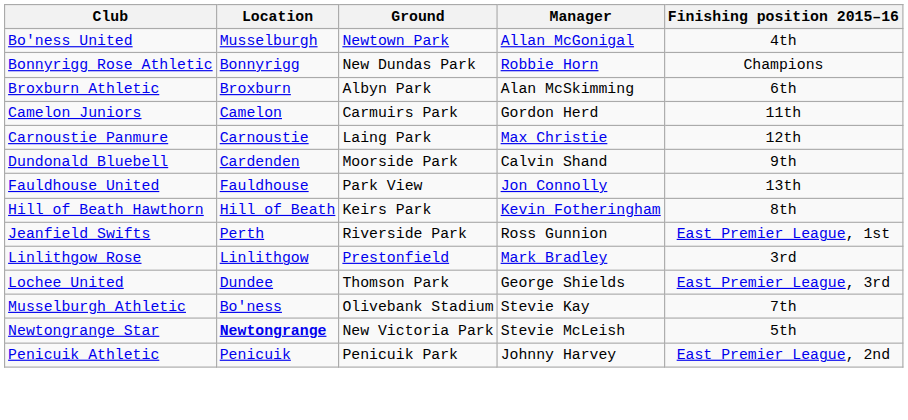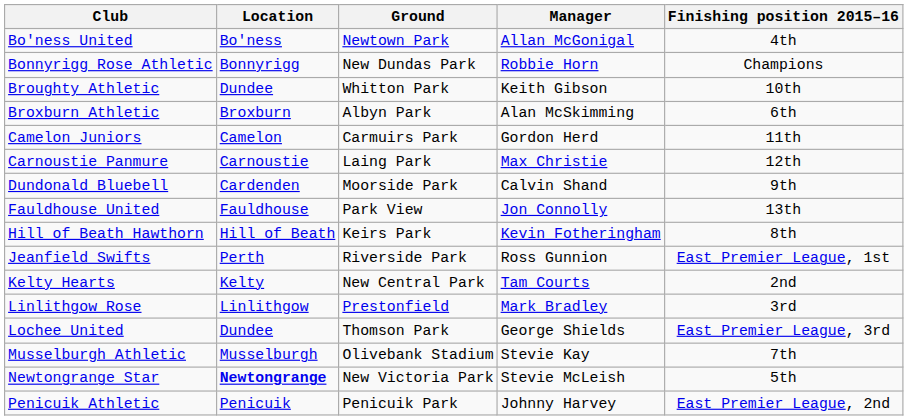(269, 41) Musselburgh -> (251, 41) Bo'ness
+ row: (84, 89)
+ row: (61, 282)
(251, 306) Bo'ness -> (269, 355) Musselburgh
